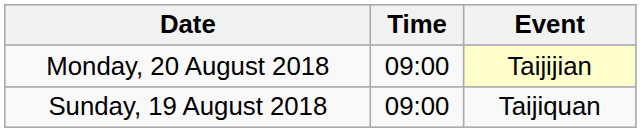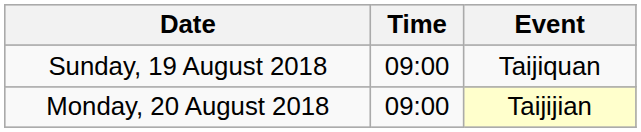rows swapped: (188, 106) <-> (188, 65)
